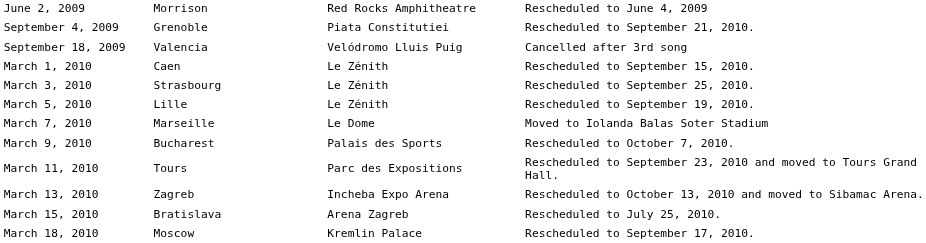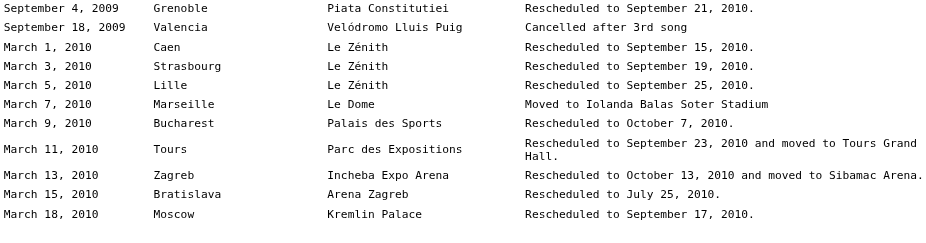- row: (44, 8)
(640, 85) Rescheduled to September 25, 2010. -> (640, 66) Rescheduled to September 19, 2010.
(640, 104) Rescheduled to September 19, 2010. -> (640, 85) Rescheduled to September 25, 2010.
